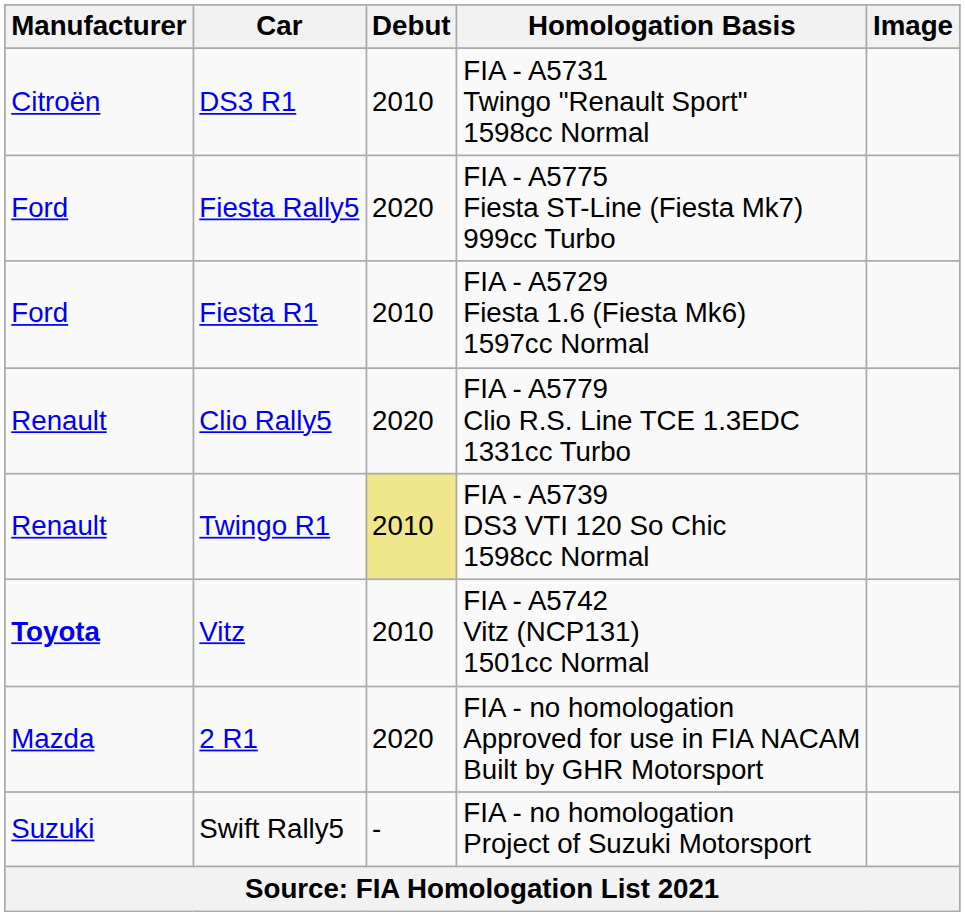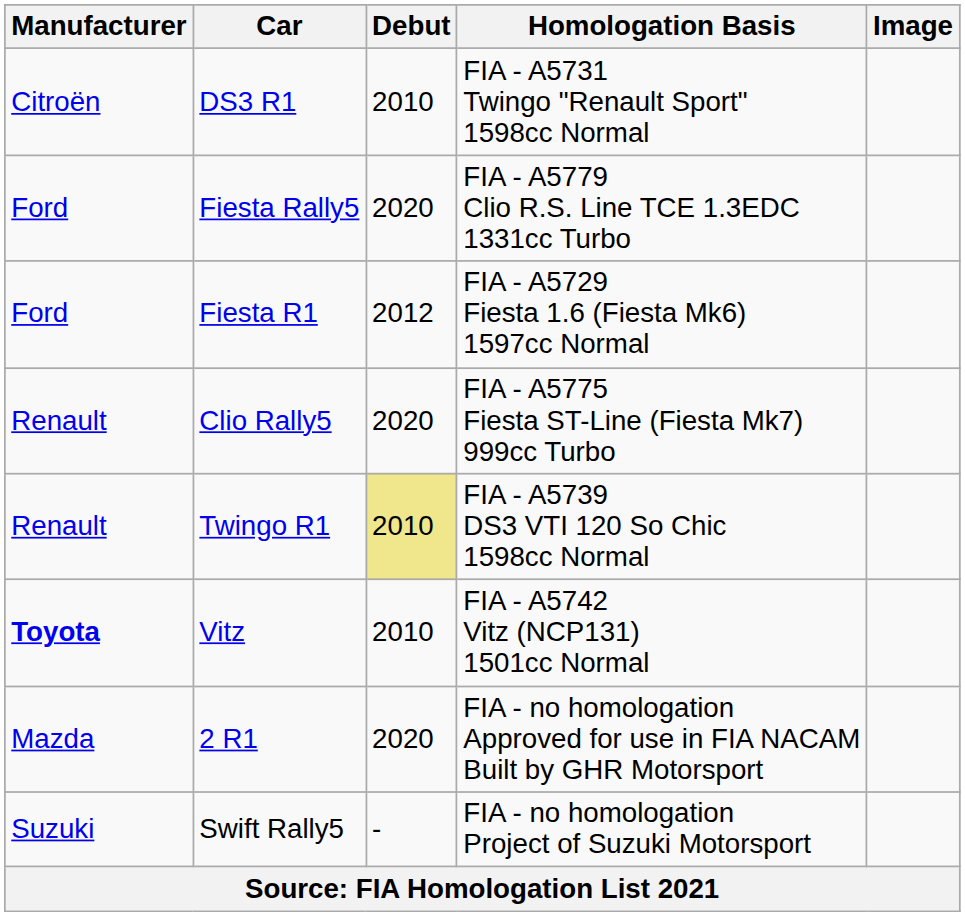(633, 207) FIA - A5775 Fiesta ST-Line (Fiesta Mk7) 999cc Turbo -> (631, 207) FIA - A5779 Clio R.S. Line TCE 1.3EDC 1331cc Turbo
(403, 313) 2010 -> (403, 313) 2012
(631, 420) FIA - A5779 Clio R.S. Line TCE 1.3EDC 1331cc Turbo -> (633, 420) FIA - A5775 Fiesta ST-Line (Fiesta Mk7) 999cc Turbo
